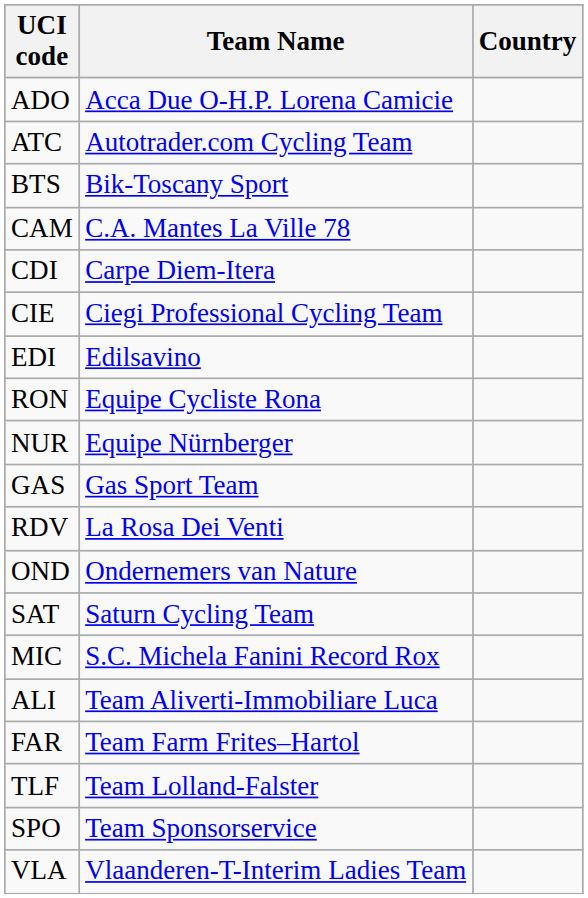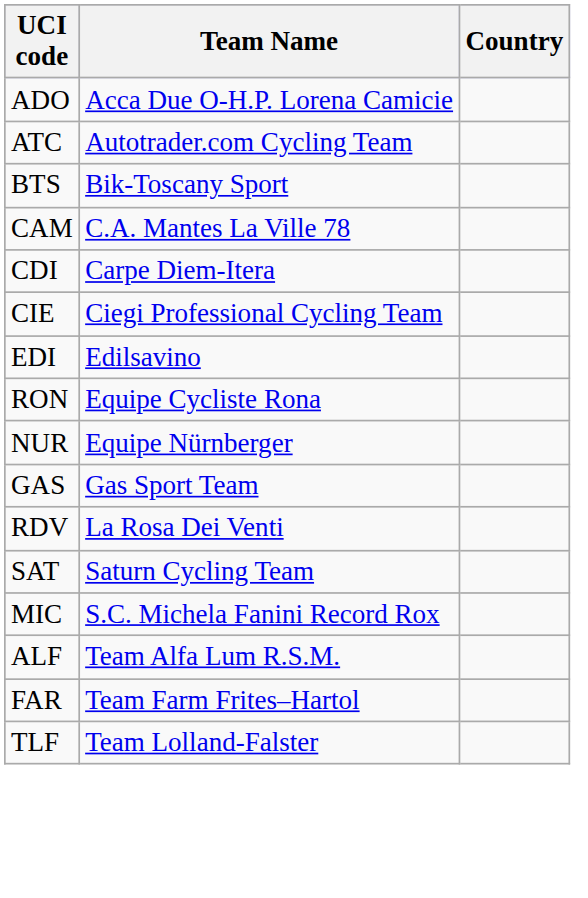- row: (40, 570)
+ row: (37, 656)
- row: (34, 699)
- row: (36, 828)
- row: (39, 871)
